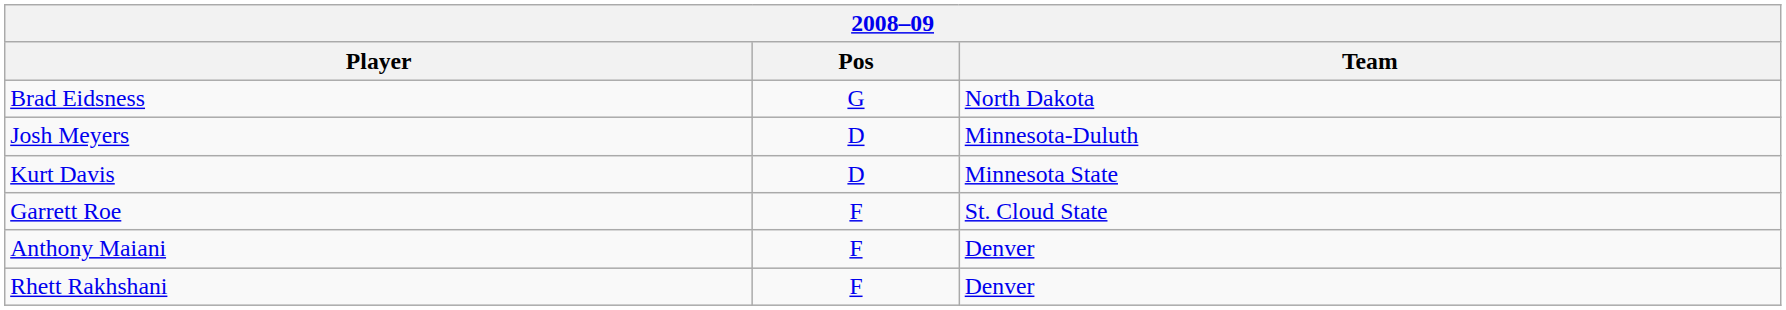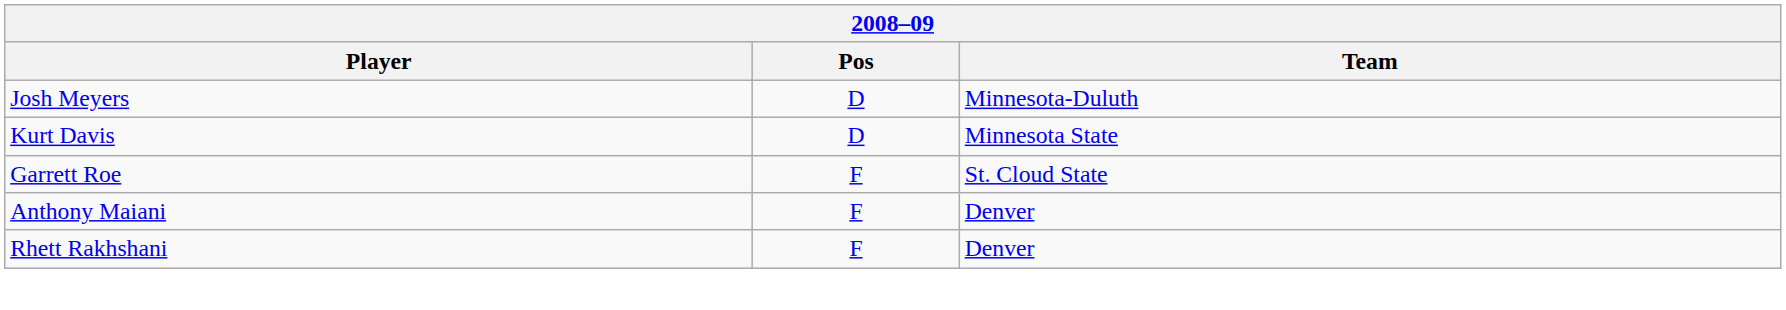- row: (78, 98)
